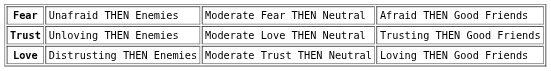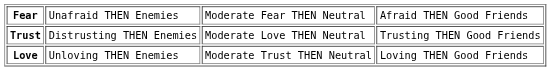(114, 35) Unloving THEN Enemies -> (123, 35) Distrusting THEN Enemies
(123, 55) Distrusting THEN Enemies -> (114, 55) Unloving THEN Enemies
